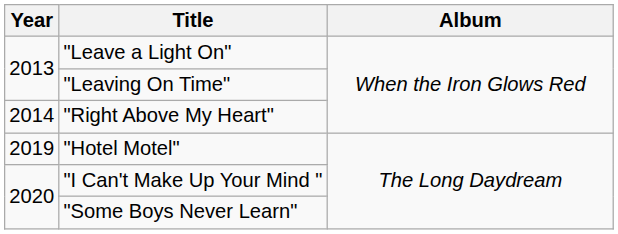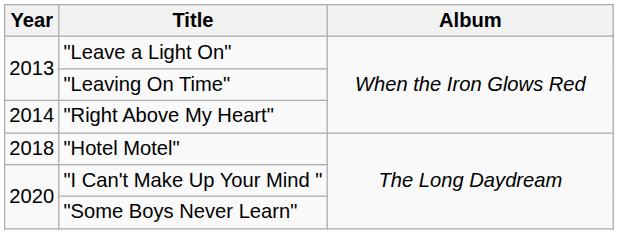(32, 148) 2019 -> (32, 148) 2018
